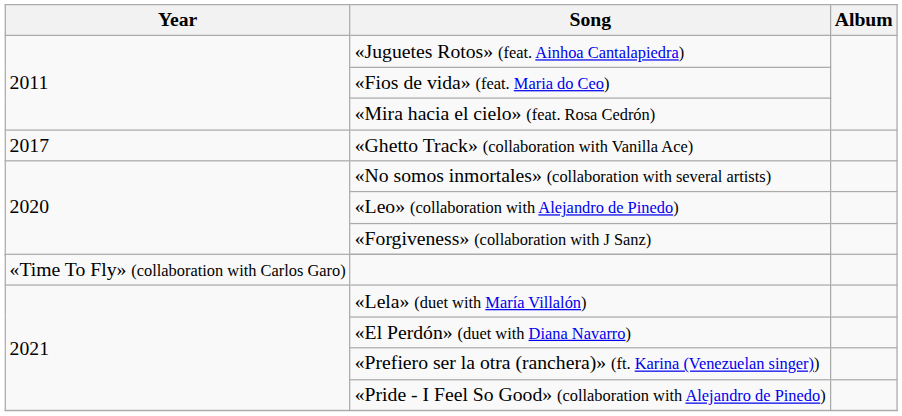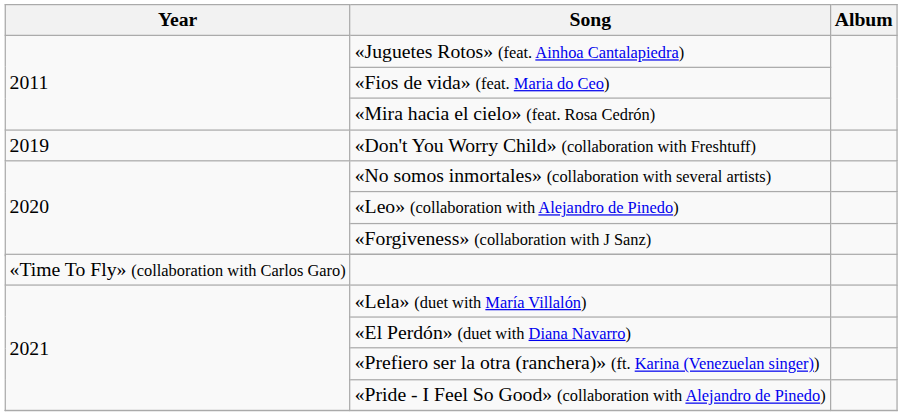- row: (29, 144)
+ row: (29, 144)
